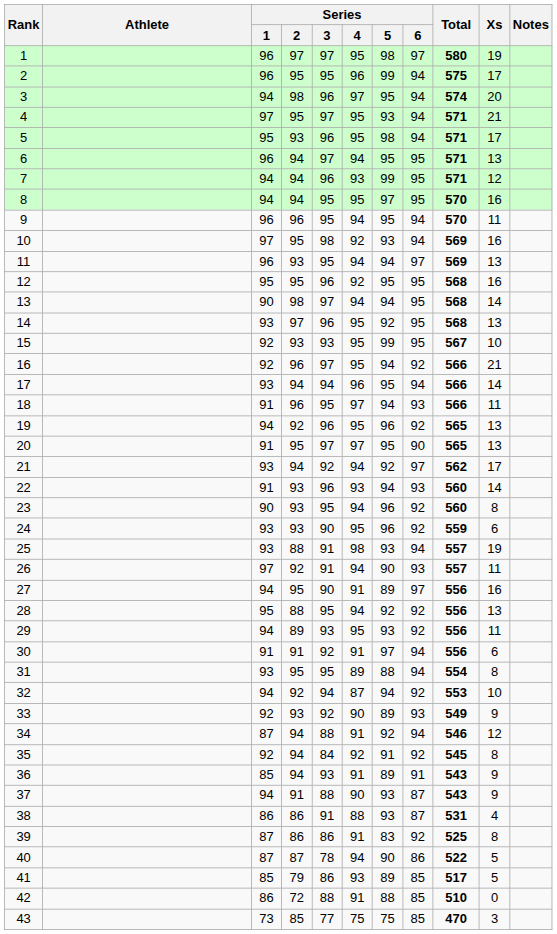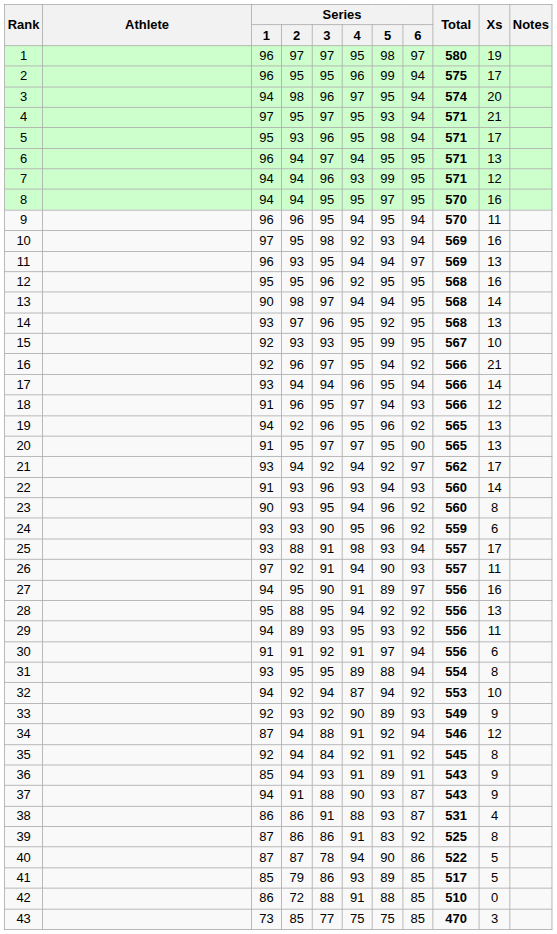(494, 405) 11 -> (494, 405) 12
(494, 549) 19 -> (494, 549) 17
